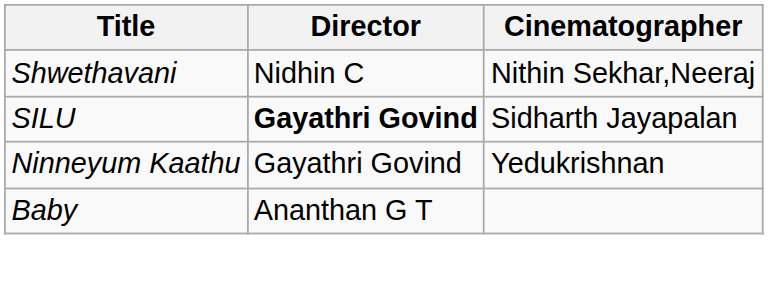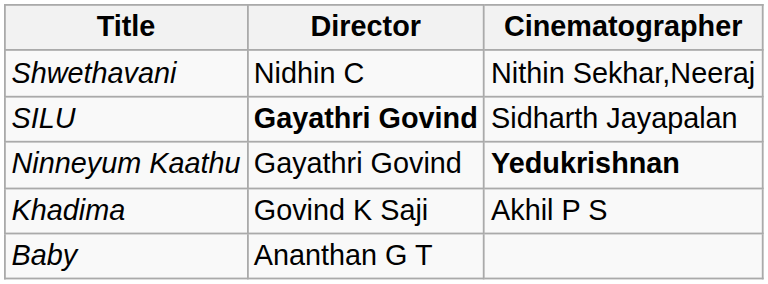(578, 164) normal -> (585, 164) bold
+ row: (68, 210)
